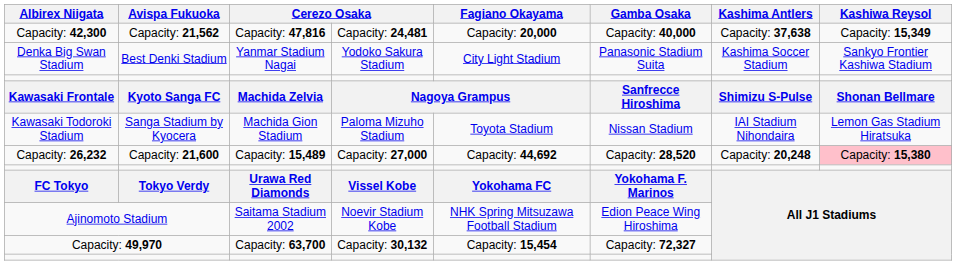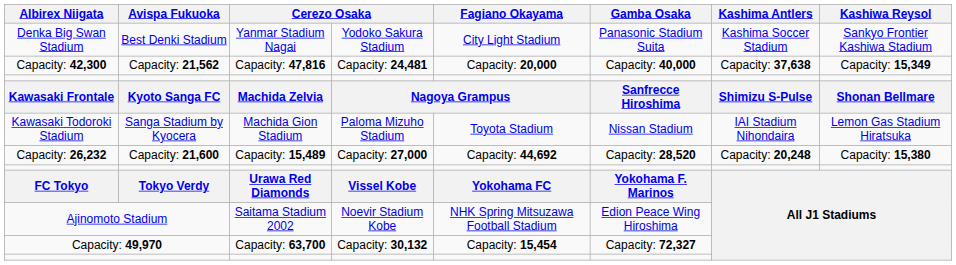rows swapped: (61, 58) <-> (61, 33)
(886, 155) pink background -> (886, 155) no background
